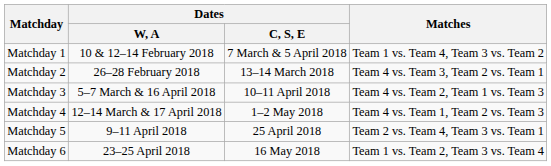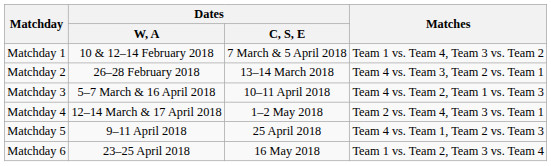(448, 111) Team 4 vs. Team 1, Team 2 vs. Team 3 -> (448, 111) Team 2 vs. Team 4, Team 3 vs. Team 1
(448, 131) Team 2 vs. Team 4, Team 3 vs. Team 1 -> (448, 131) Team 4 vs. Team 1, Team 2 vs. Team 3
